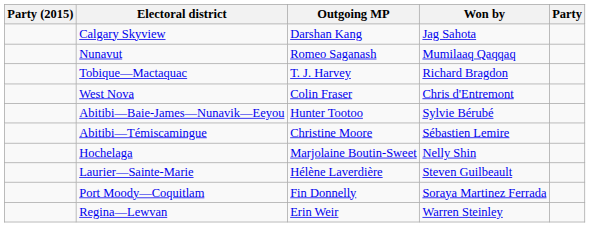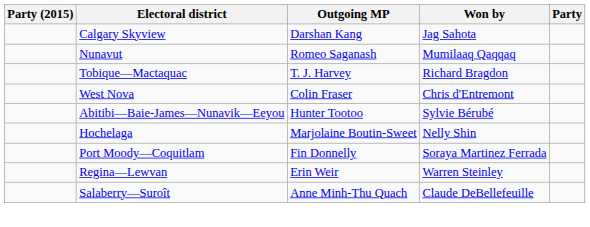- row: (143, 133)
- row: (136, 172)
+ row: (125, 192)
